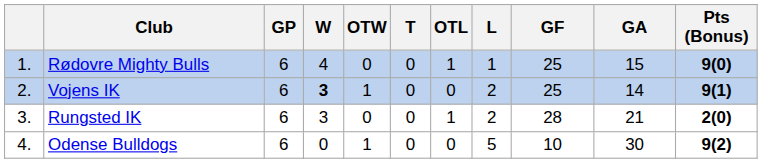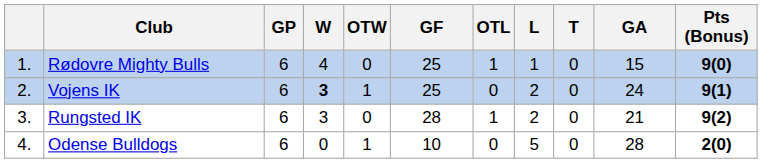columns swapped: (410, 27) <-> (553, 27)
(635, 90) 14 -> (635, 90) 24
(717, 117) 2(0) -> (717, 117) 9(2)
(635, 144) 30 -> (635, 144) 28
(717, 144) 9(2) -> (717, 144) 2(0)
